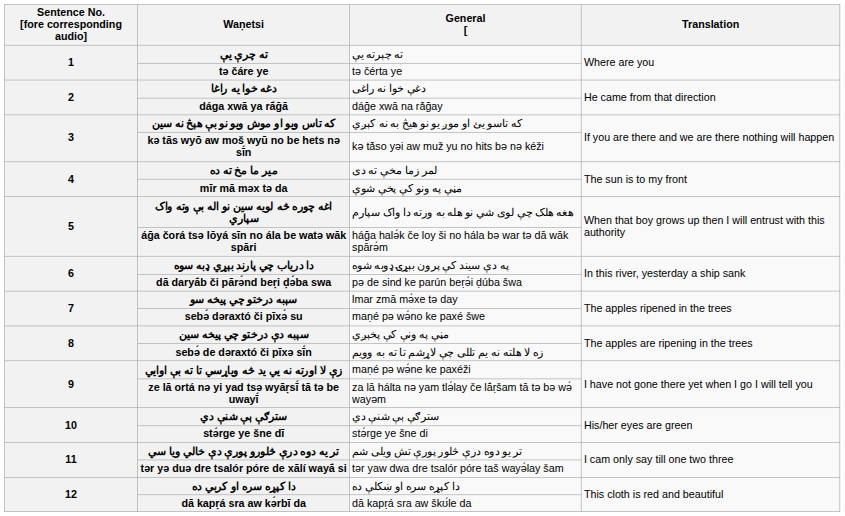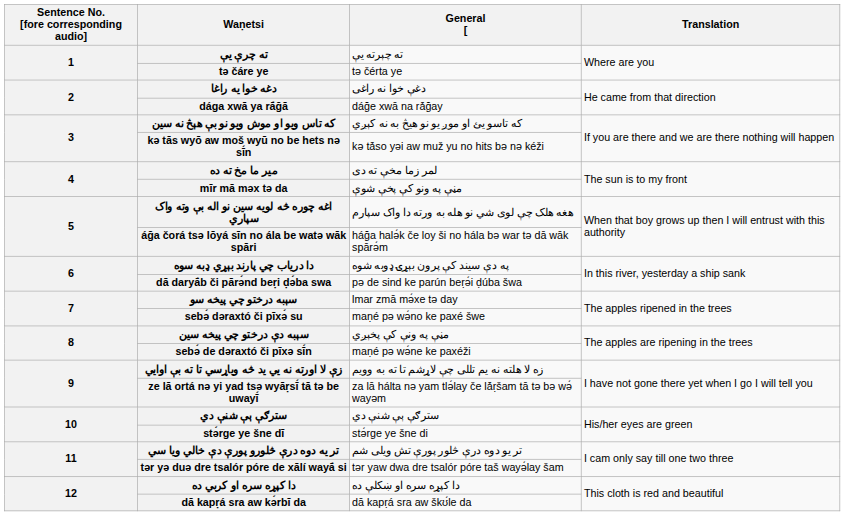(448, 352) زه لا هلته نه يم تللی چې لاړشم تا ته به وويم -> (411, 352) maṇé pə wə́ne ke paxéži
(411, 370) maṇé pə wə́ne ke paxéži -> (448, 369) زه لا هلته نه يم تللی چې لاړشم تا ته به وويم
